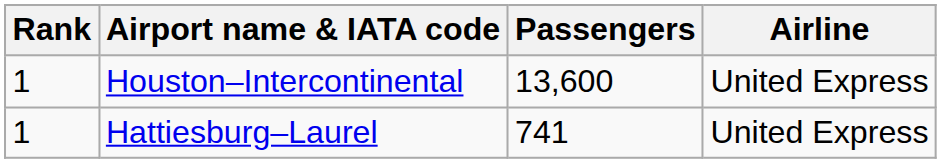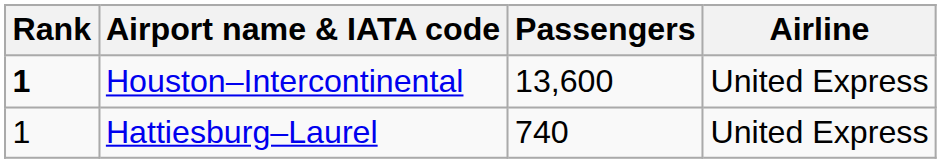(21, 81) normal -> (21, 81) bold
(542, 132) 741 -> (542, 132) 740
